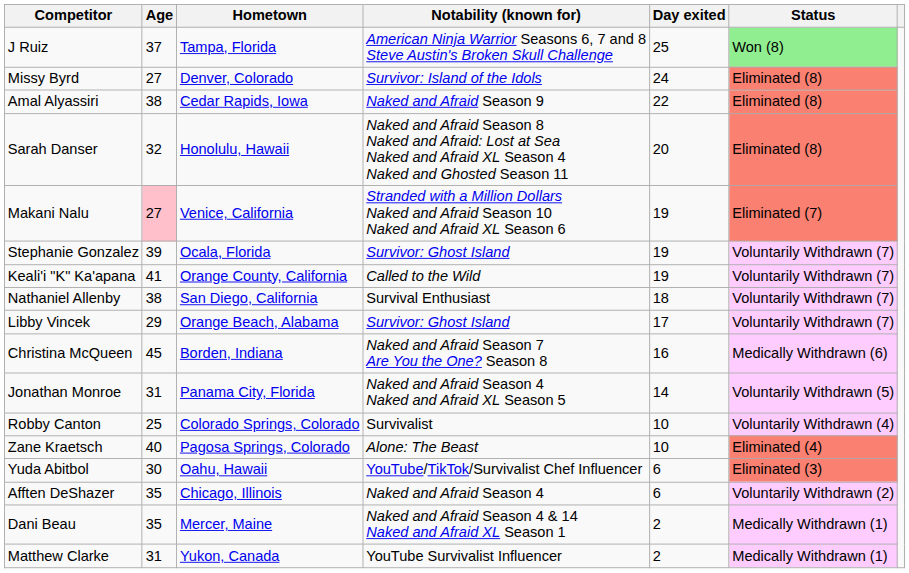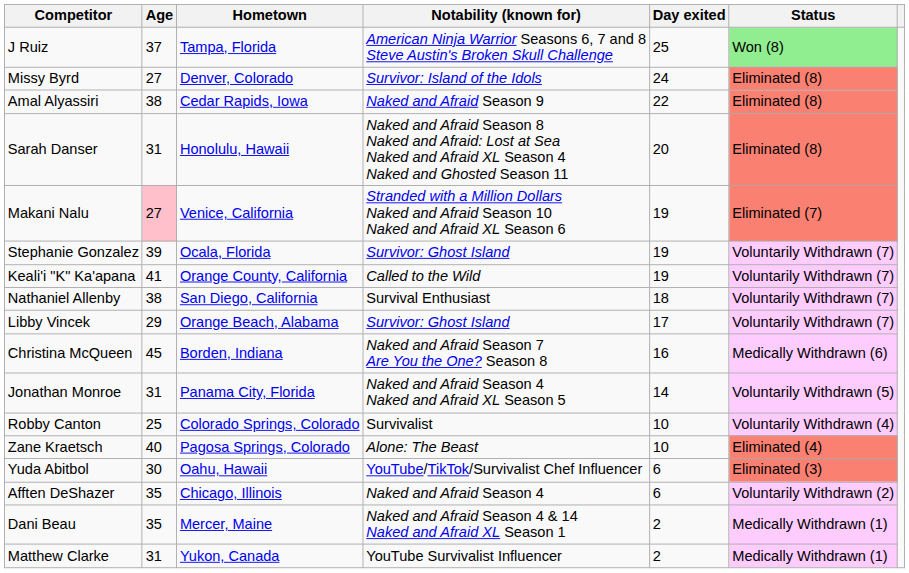(154, 149) 32 -> (154, 149) 31
